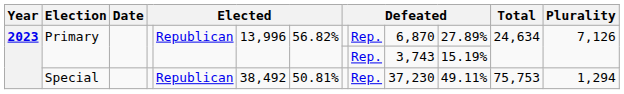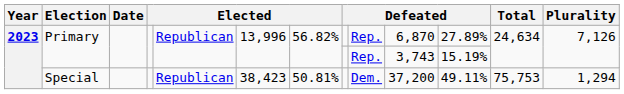(263, 78) 38,492 -> (263, 78) 38,423
(367, 78) Rep. -> (367, 78) Dem.
(411, 78) 37,230 -> (411, 78) 37,200
